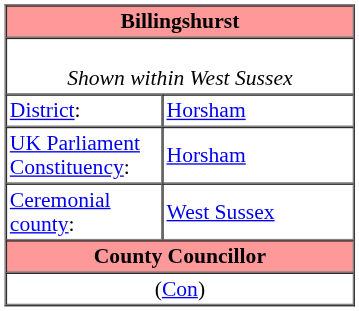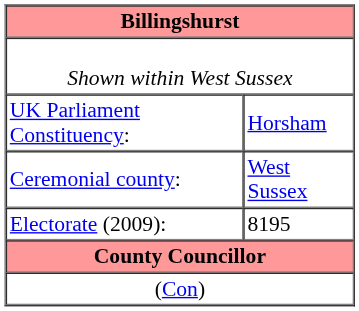- row: (45, 110)
+ row: (88, 223)
